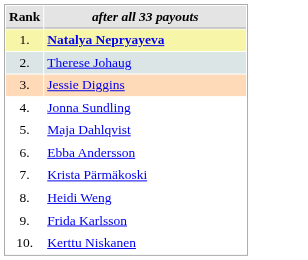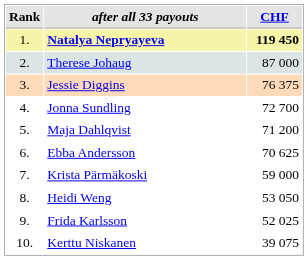+ column: (275, 16)
